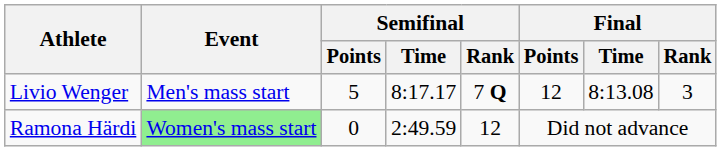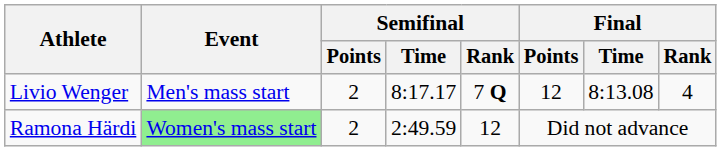(354, 92) 5 -> (354, 92) 2
(687, 92) 3 -> (687, 92) 4
(354, 127) 0 -> (354, 127) 2
